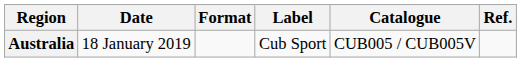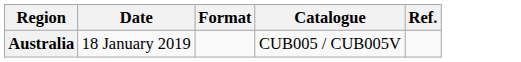- column: (293, 17)
